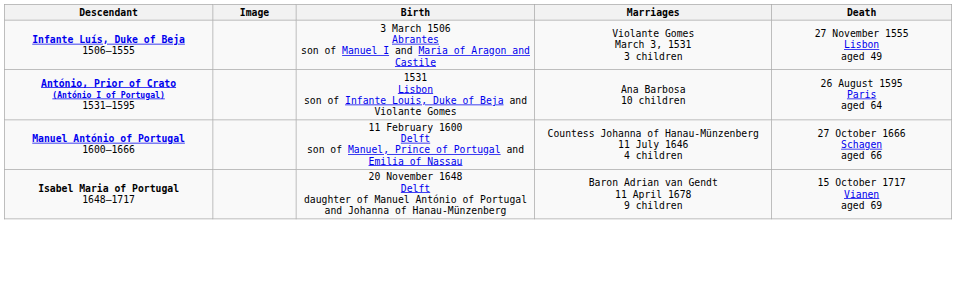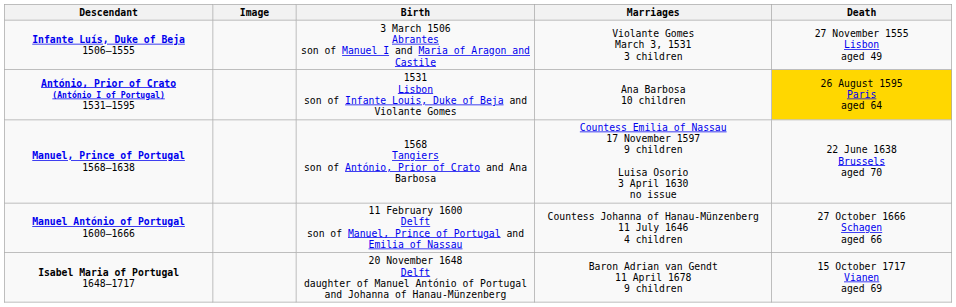(862, 95) no background -> (862, 95) gold background
+ row: (109, 161)
